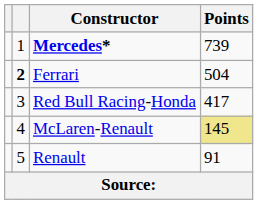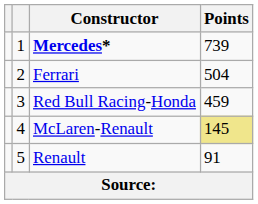(21, 73) bold -> (21, 73) normal
(217, 101) 417 -> (217, 101) 459
